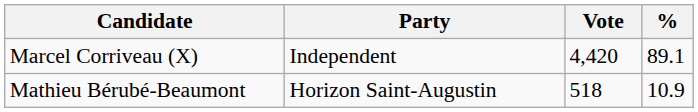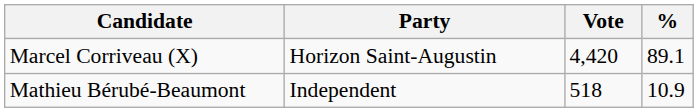(343, 55) Independent -> (393, 55) Horizon Saint-Augustin
(393, 90) Horizon Saint-Augustin -> (343, 90) Independent
